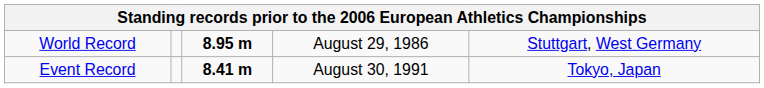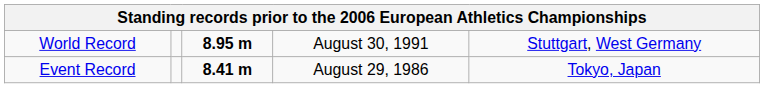(371, 43) August 29, 1986 -> (371, 43) August 30, 1991
(371, 69) August 30, 1991 -> (371, 69) August 29, 1986
